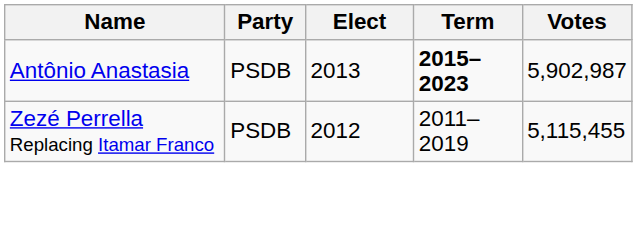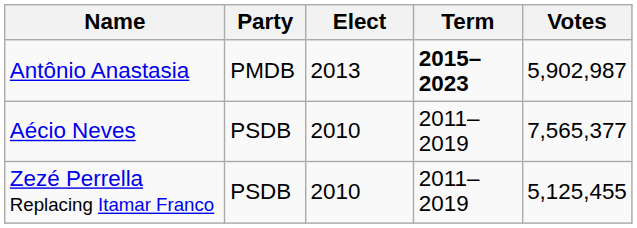(261, 70) PSDB -> (263, 70) PMDB
+ row: (73, 131)
(335, 131) 2012 -> (335, 191) 2010
(576, 131) 5,115,455 -> (577, 191) 5,125,455
